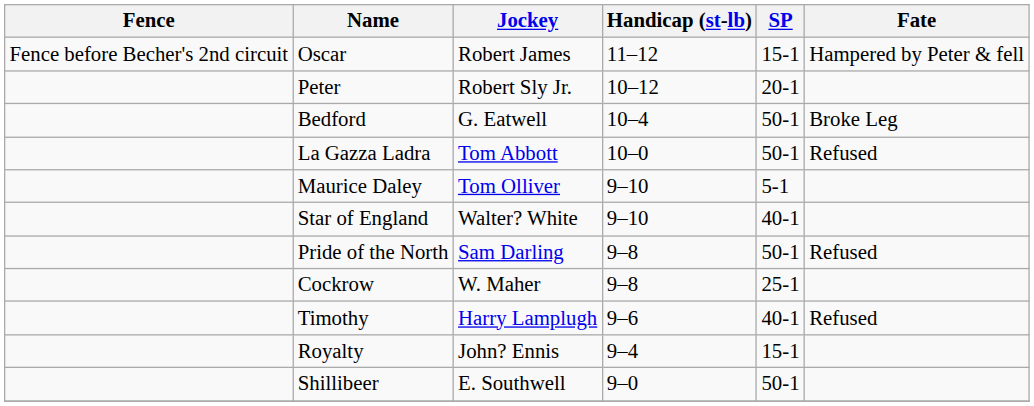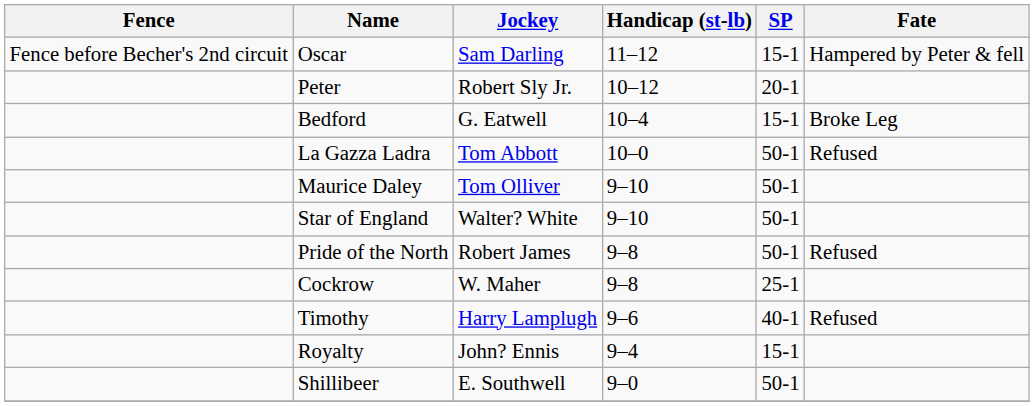(514, 53) Robert James -> (511, 53) Sam Darling
(781, 119) 50-1 -> (781, 119) 15-1
(775, 185) 5-1 -> (781, 185) 50-1
(781, 218) 40-1 -> (781, 218) 50-1
(511, 251) Sam Darling -> (514, 251) Robert James
